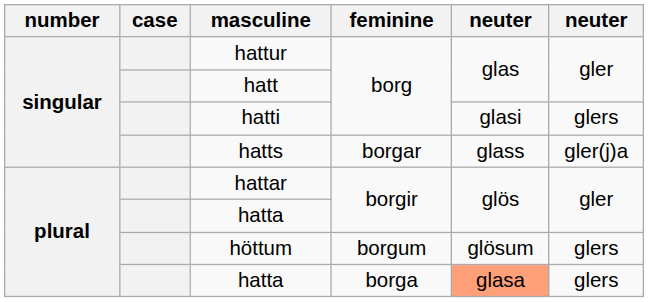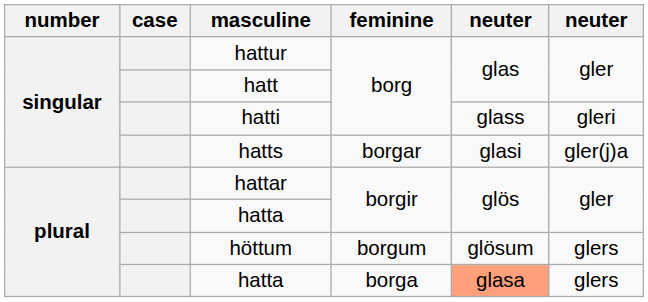(500, 118) glasi -> (500, 118) glass
(596, 118) glers -> (596, 118) gleri
(500, 150) glass -> (500, 150) glasi
